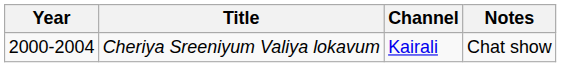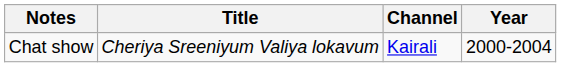columns swapped: (52, 18) <-> (509, 18)
